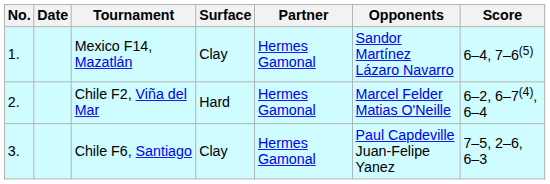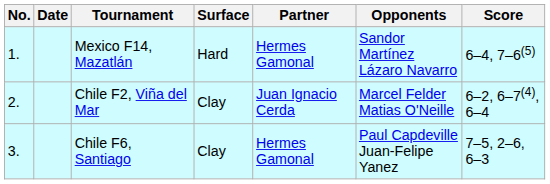(213, 54) Clay -> (213, 54) Hard
(215, 102) Hard -> (212, 102) Clay
(287, 102) Hermes Gamonal -> (296, 102) Juan Ignacio Cerda
